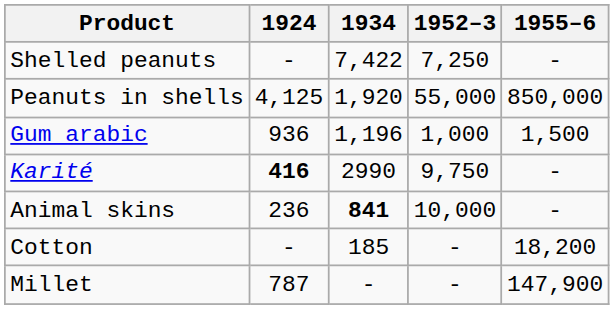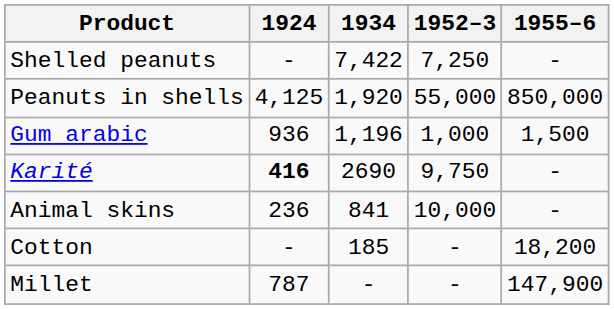(369, 173) 2990 -> (369, 173) 2690
(369, 210) bold -> (369, 210) normal
